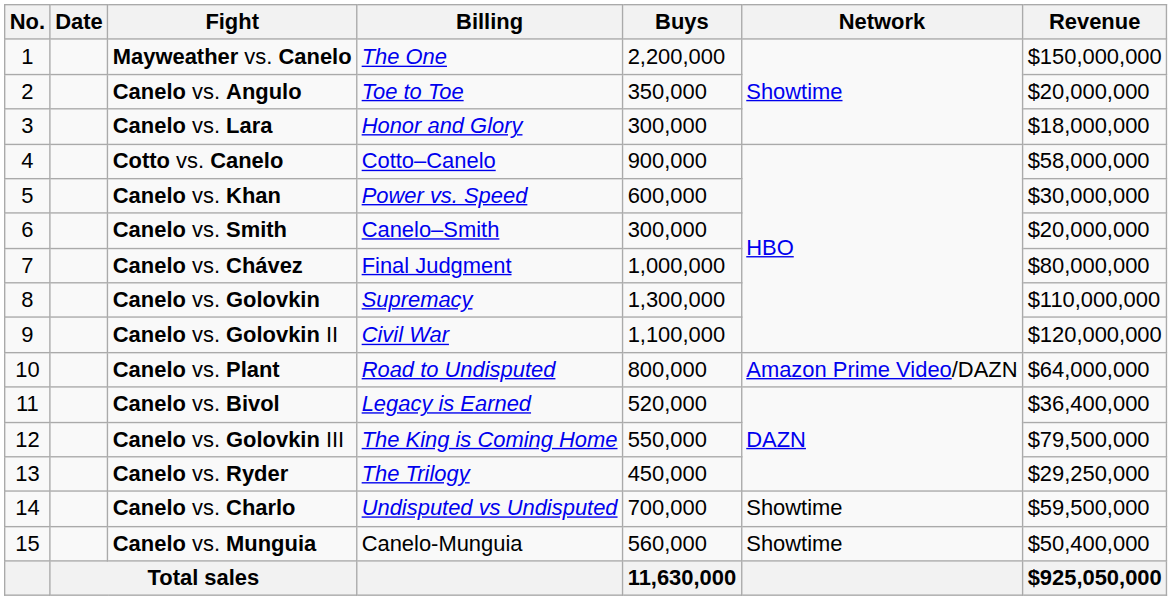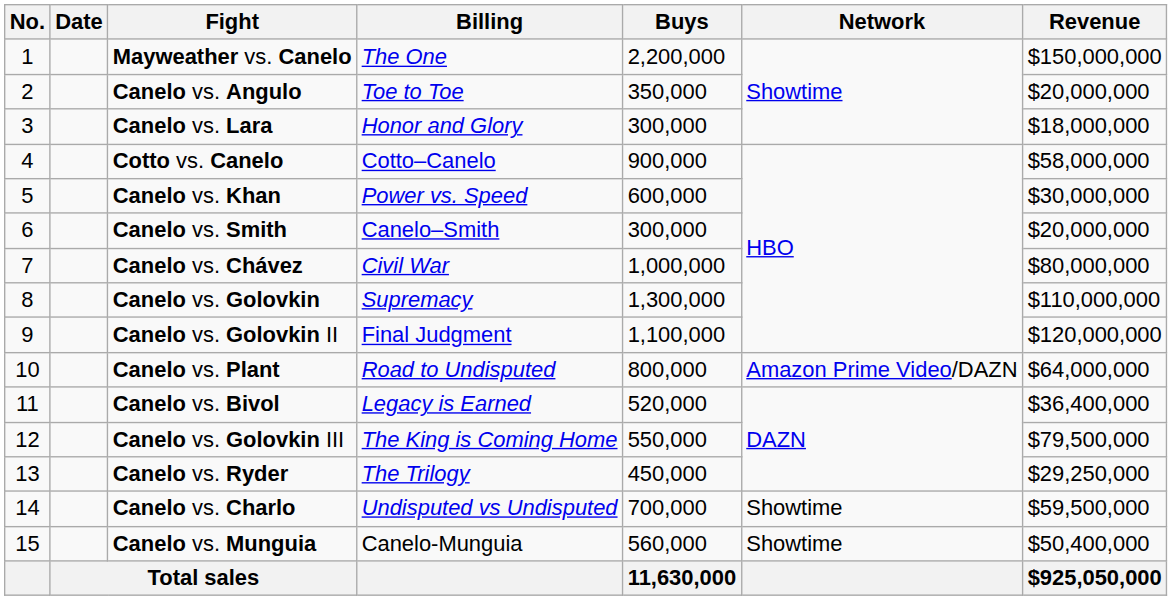(437, 265) Final Judgment -> (405, 265) Civil War
(405, 334) Civil War -> (437, 334) Final Judgment
